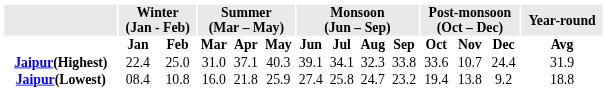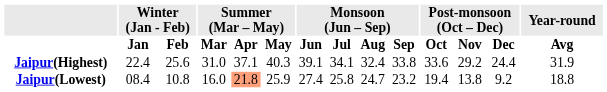(177, 62) 25.0 -> (177, 62) 25.6
(373, 62) 32.3 -> (373, 62) 32.4
(470, 62) 10.7 -> (470, 62) 29.2
(246, 79) no background -> (246, 79) lightsalmon background
